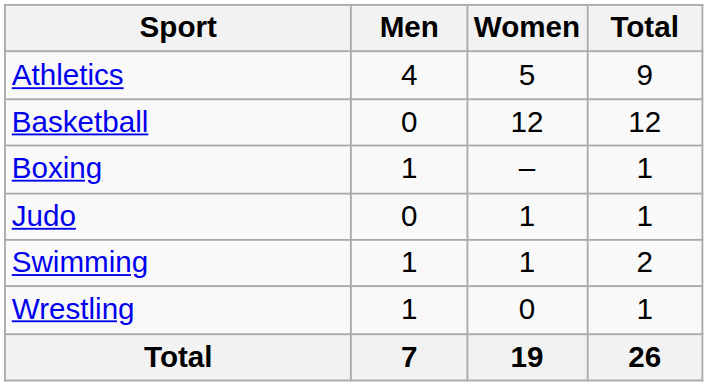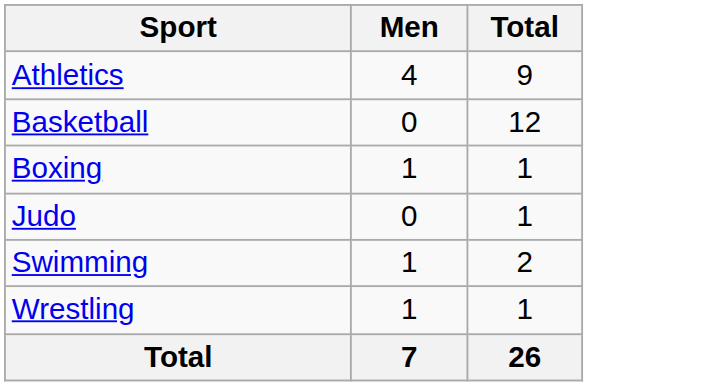- column: (527, 27)
